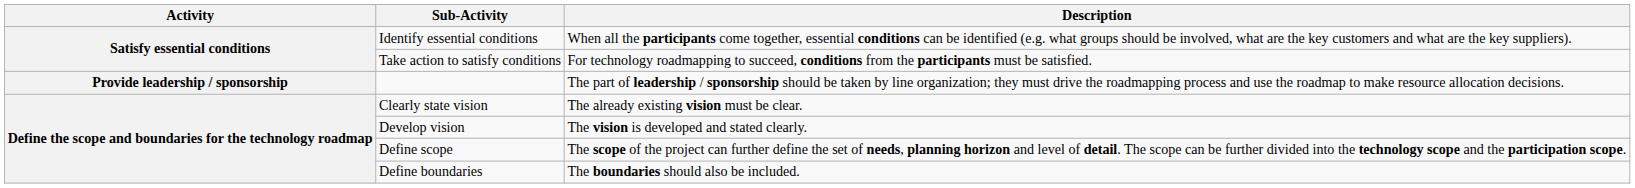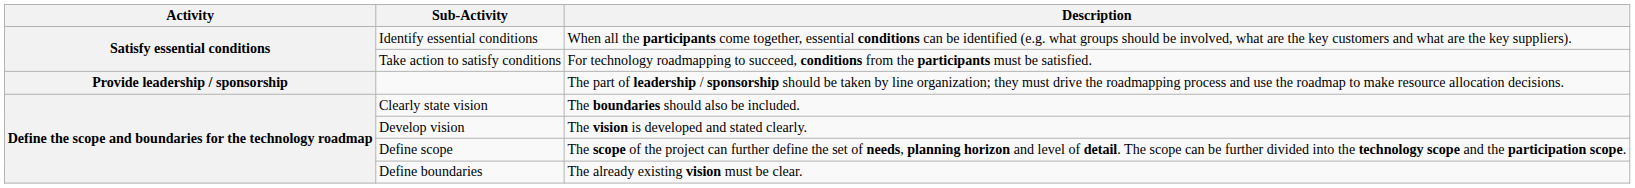(685, 104) The already existing vision must be clear. -> (684, 104) The boundaries should also be included.
(684, 171) The boundaries should also be included. -> (685, 171) The already existing vision must be clear.
